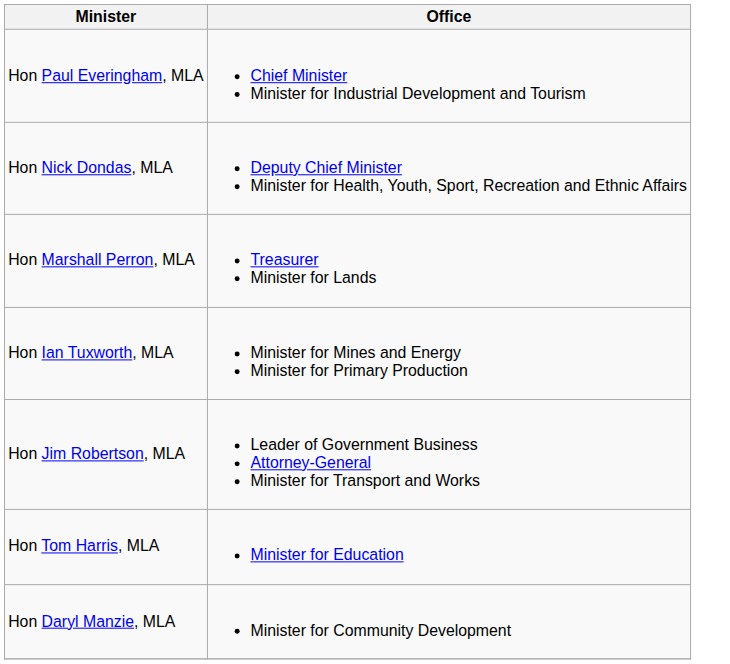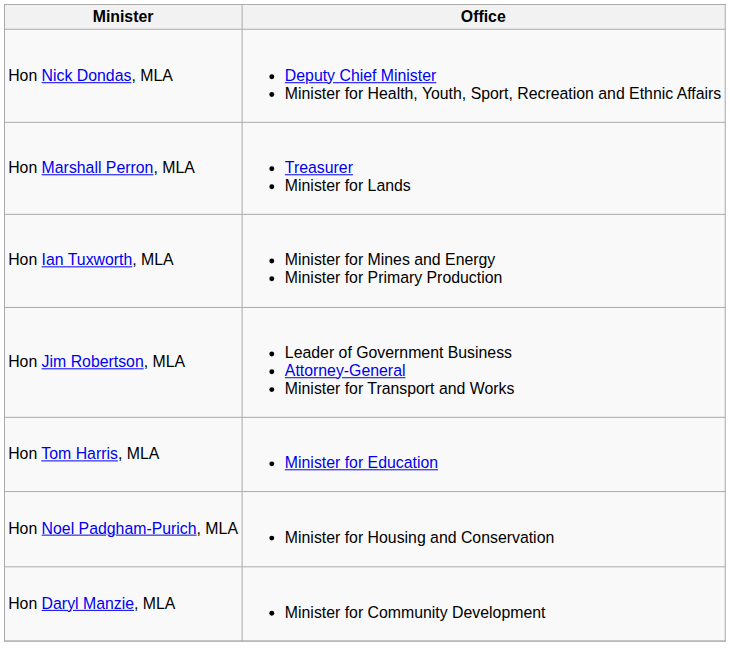- row: (106, 75)
+ row: (123, 529)
